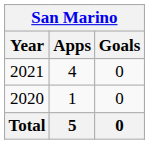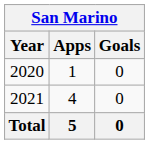rows swapped: (27, 98) <-> (27, 71)
